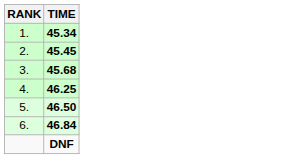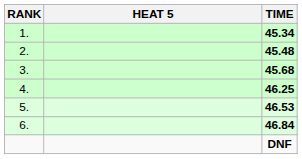+ column: (153, 14)
(62, 51) 45.45 -> (280, 51) 45.48
(62, 107) 46.50 -> (280, 107) 46.53
